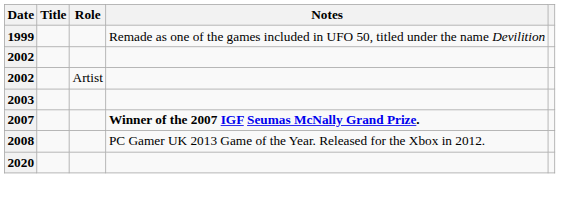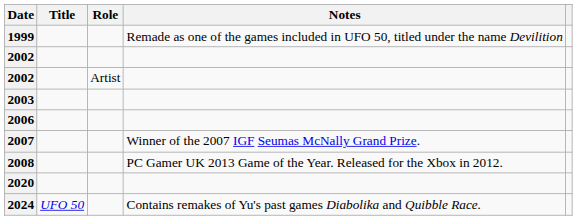+ row: (21, 120)
(264, 120) bold -> (273, 141) normal
+ row: (21, 204)
